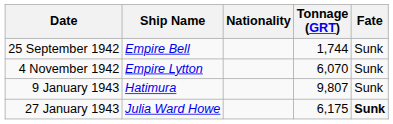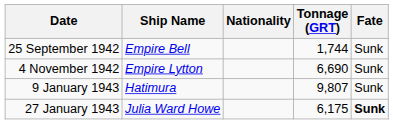(333, 68) 6,070 -> (333, 68) 6,690
